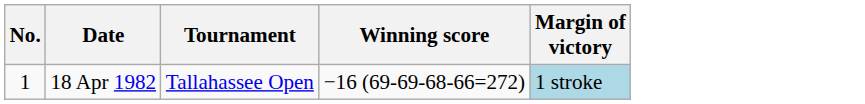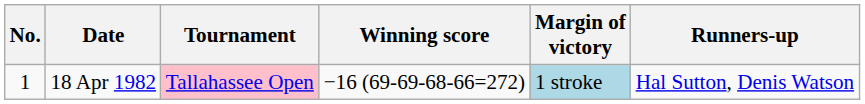+ column: (745, 34)
(240, 81) no background -> (240, 81) pink background
